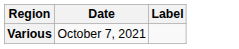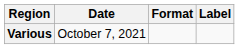+ column: (172, 14)
